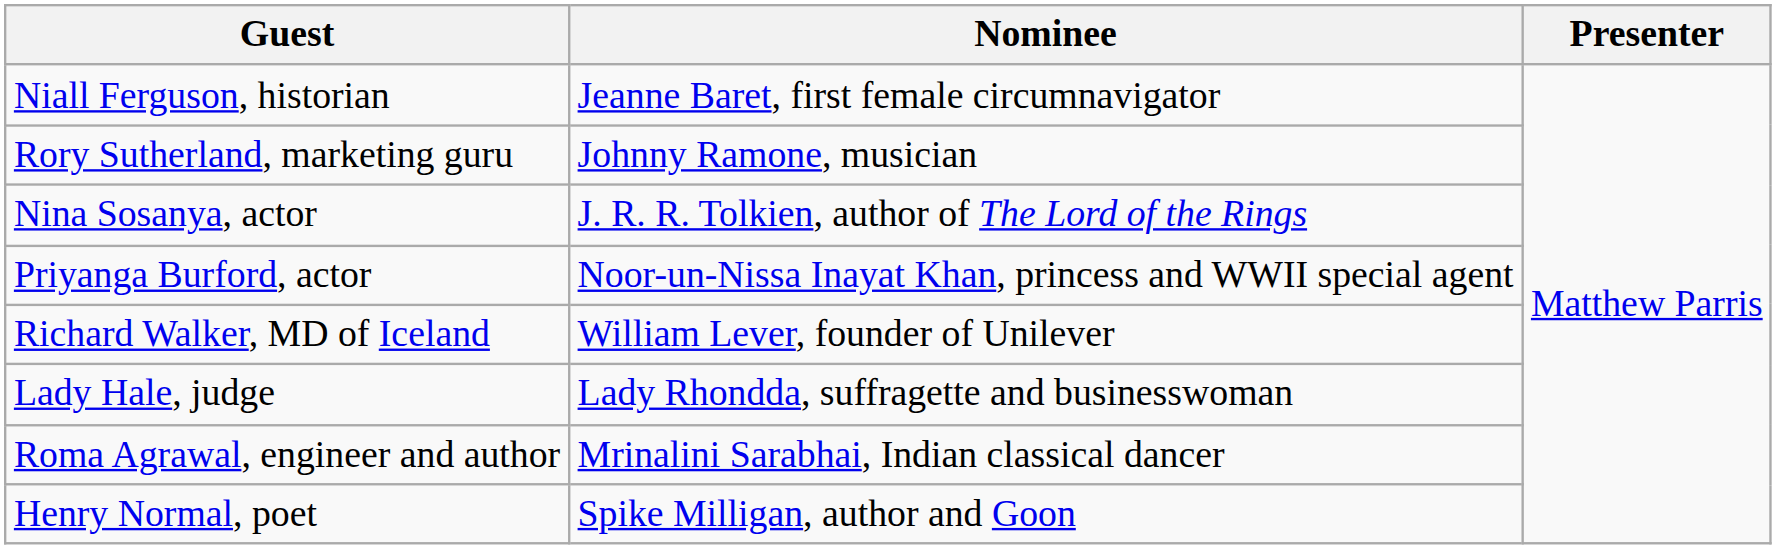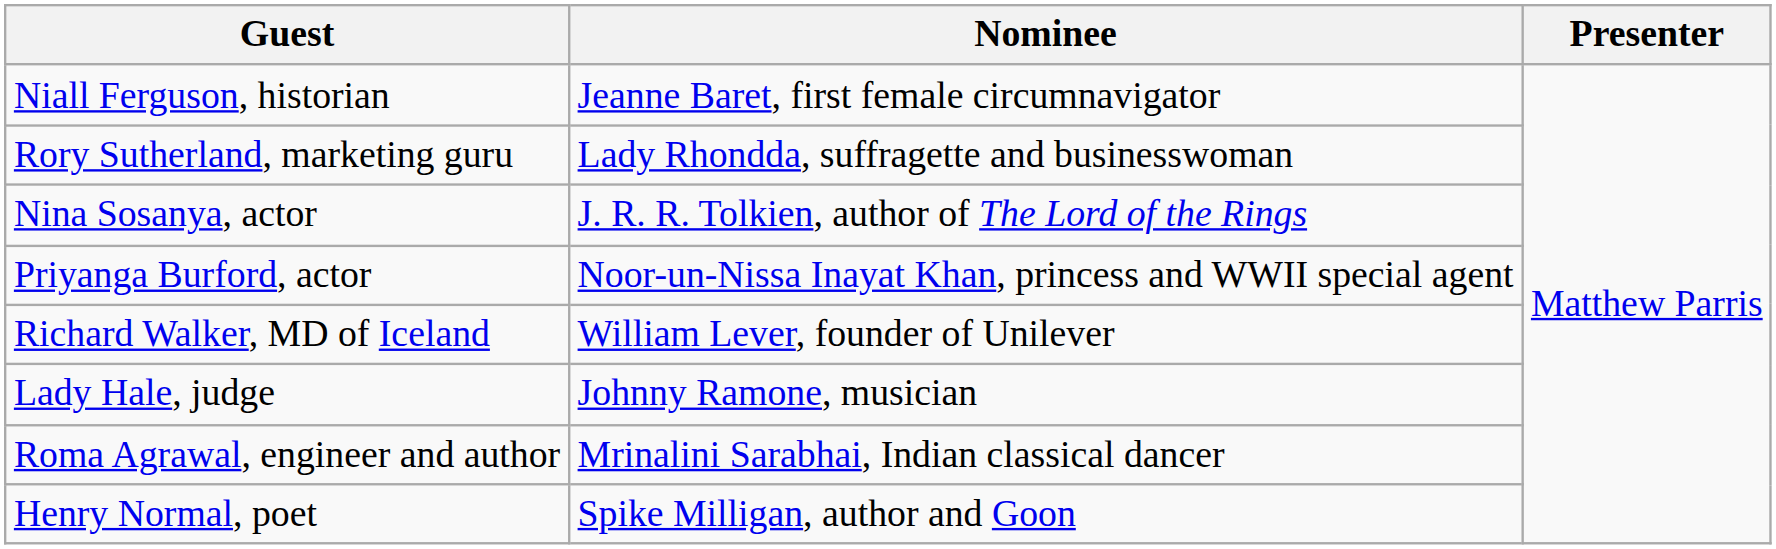(777, 154) Johnny Ramone, musician -> (935, 154) Lady Rhondda, suffragette and businesswoman
(935, 393) Lady Rhondda, suffragette and businesswoman -> (777, 393) Johnny Ramone, musician
